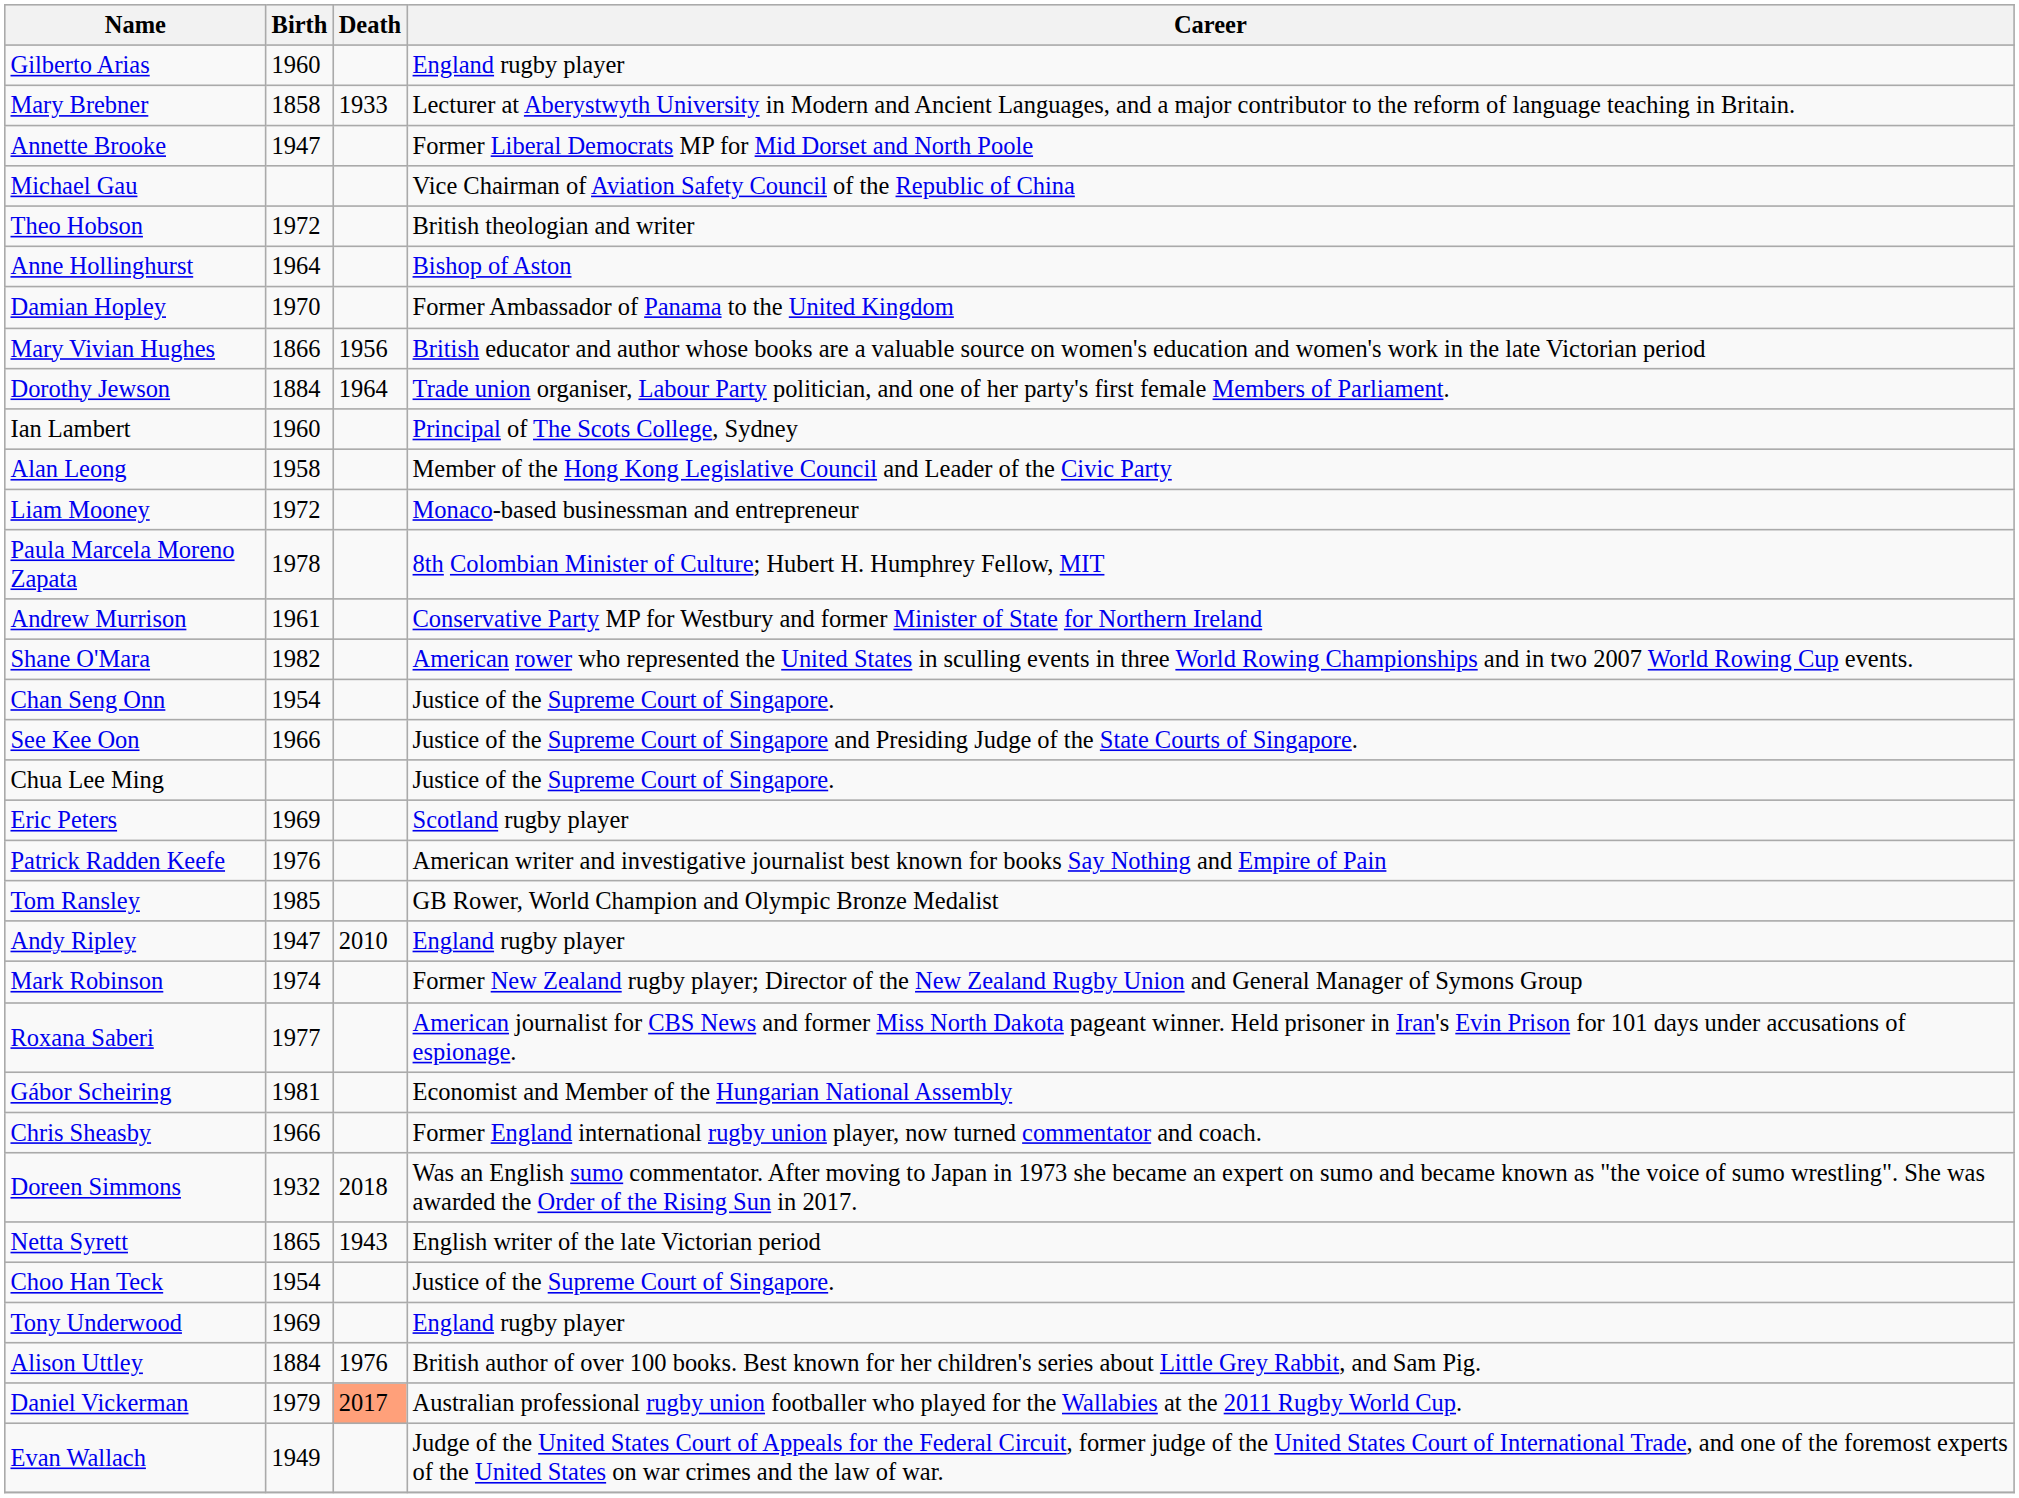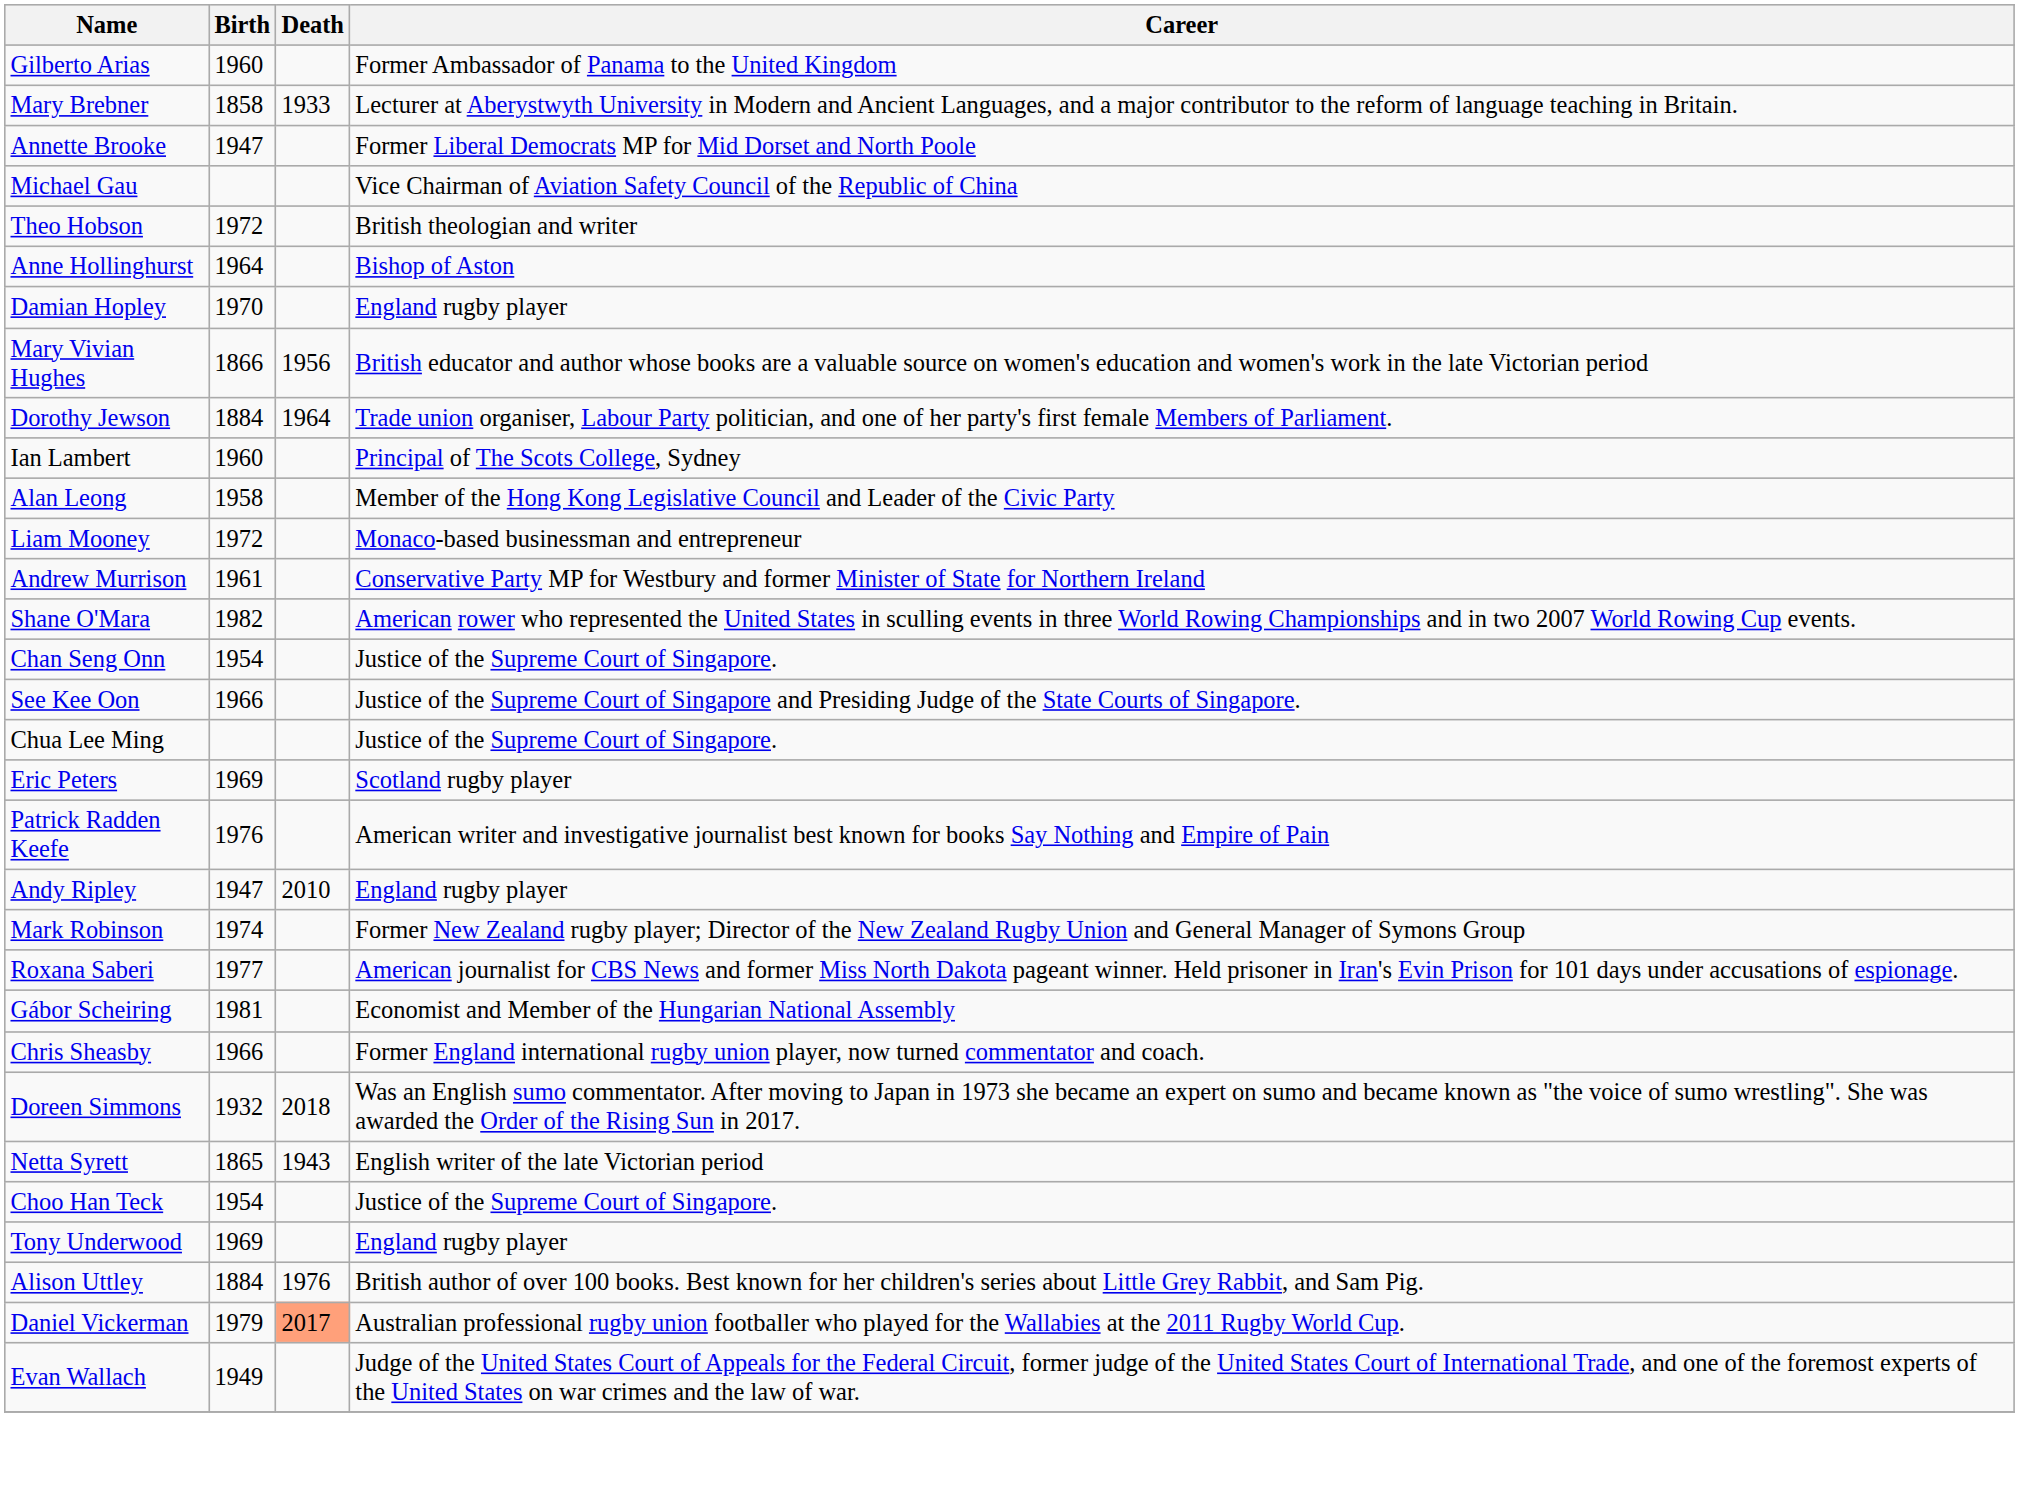(519, 65) England rugby player -> (626, 65) Former Ambassador of Panama to the United Kingdom
(683, 307) Former Ambassador of Panama to the United Kingdom -> (461, 307) England rugby player
- row: (123, 563)
- row: (75, 901)
